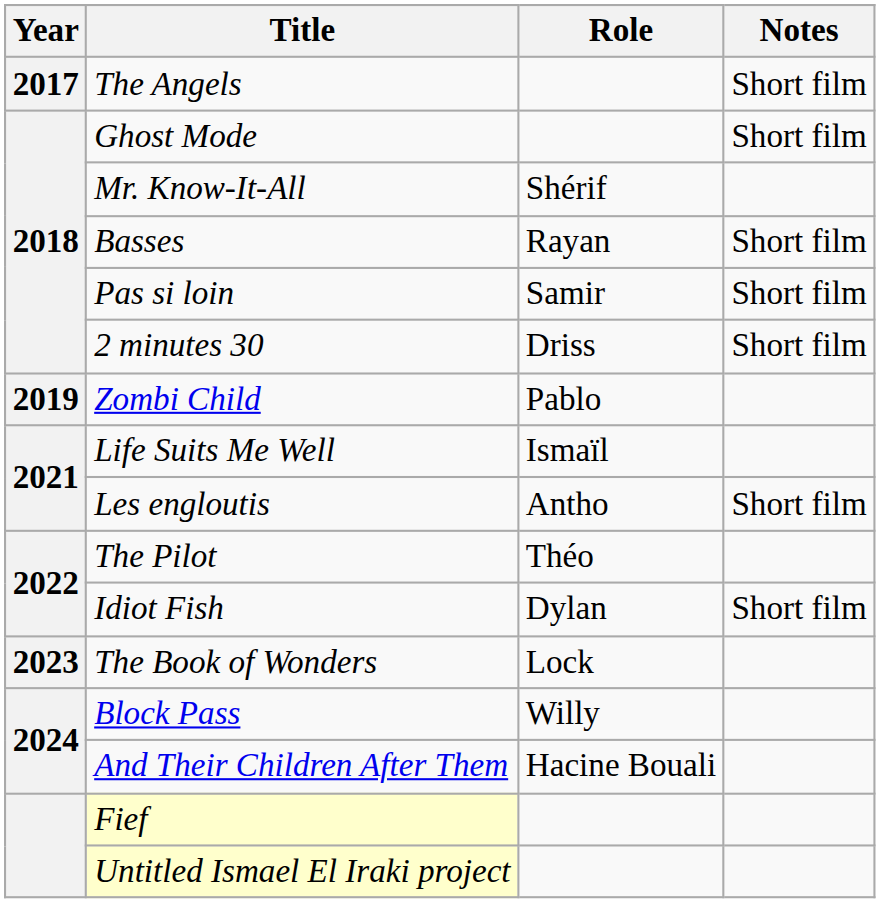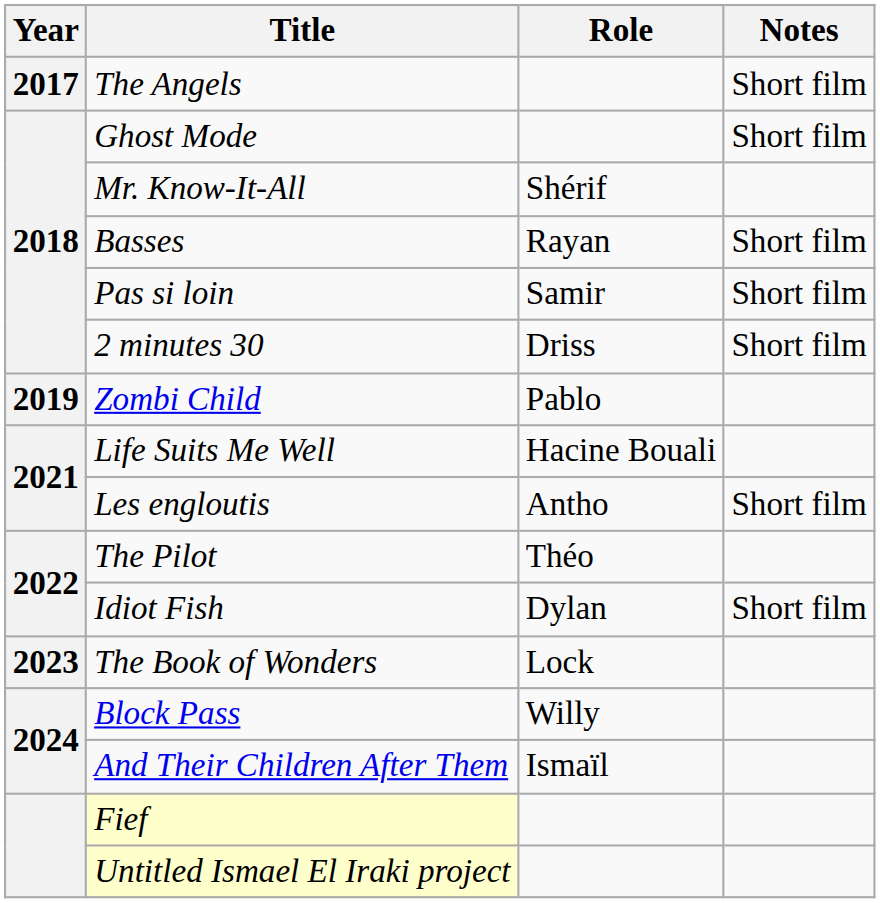(567, 450) Ismaïl -> (621, 450) Hacine Bouali
(621, 766) Hacine Bouali -> (567, 766) Ismaïl
